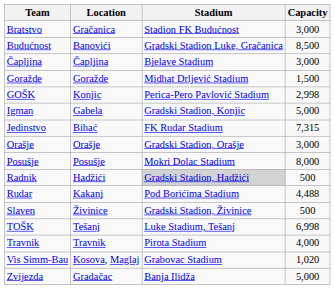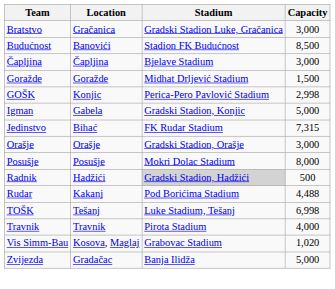(192, 29) Stadion FK Budućnost -> (214, 29) Gradski Stadion Luke, Gračanica
(214, 45) Gradski Stadion Luke, Gračanica -> (192, 45) Stadion FK Budućnost
- row: (21, 210)
